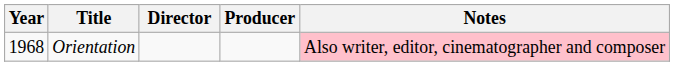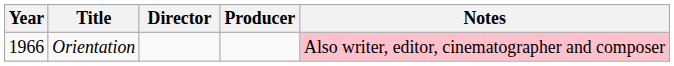(26, 46) 1968 -> (26, 46) 1966
